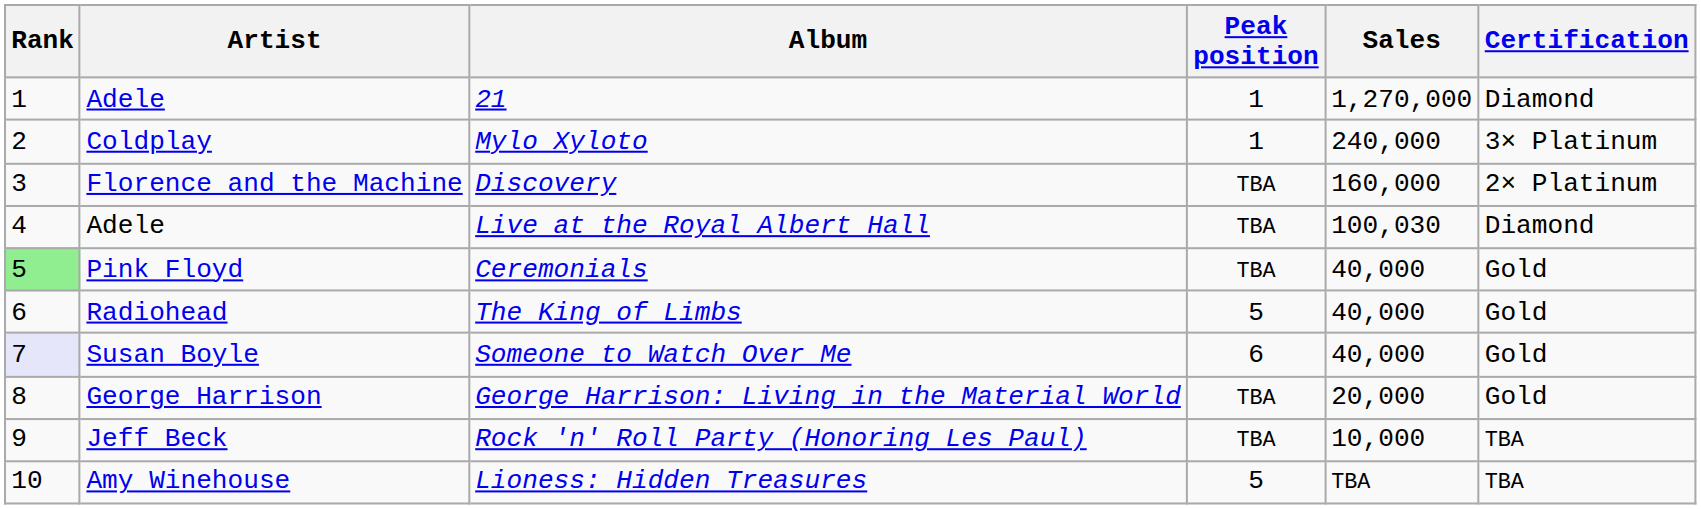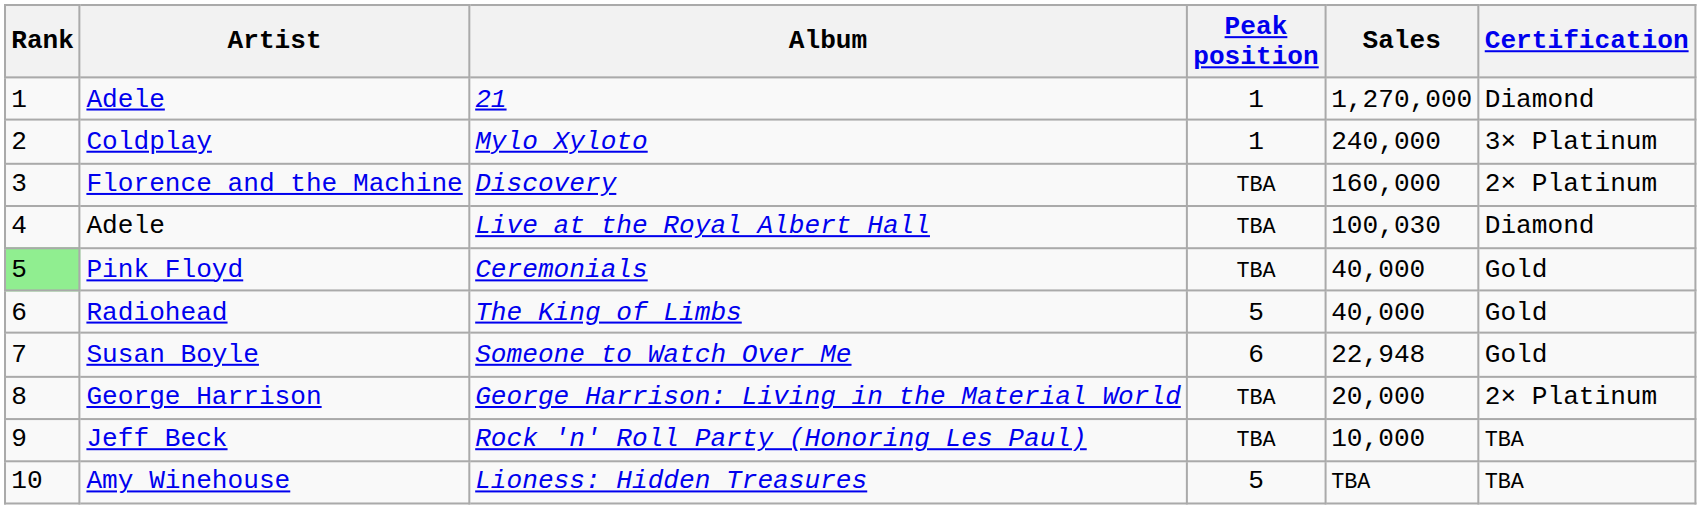(19, 355) lavender background -> (19, 355) no background
(1378, 355) 40,000 -> (1378, 355) 22,948
(1516, 397) Gold -> (1571, 397) 2× Platinum
